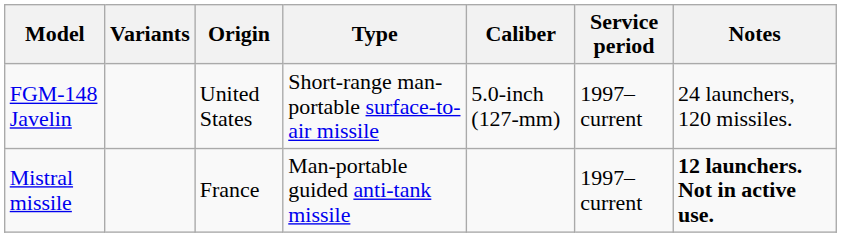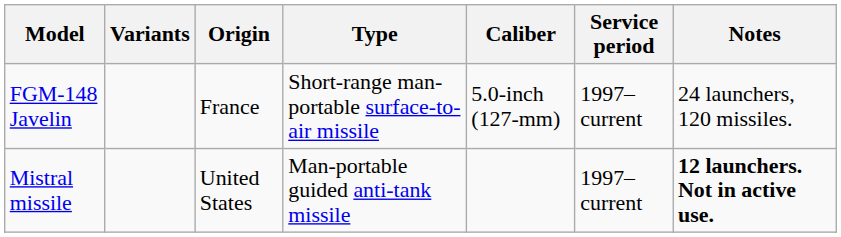(230, 105) United States -> (230, 105) France
(230, 190) France -> (230, 190) United States
